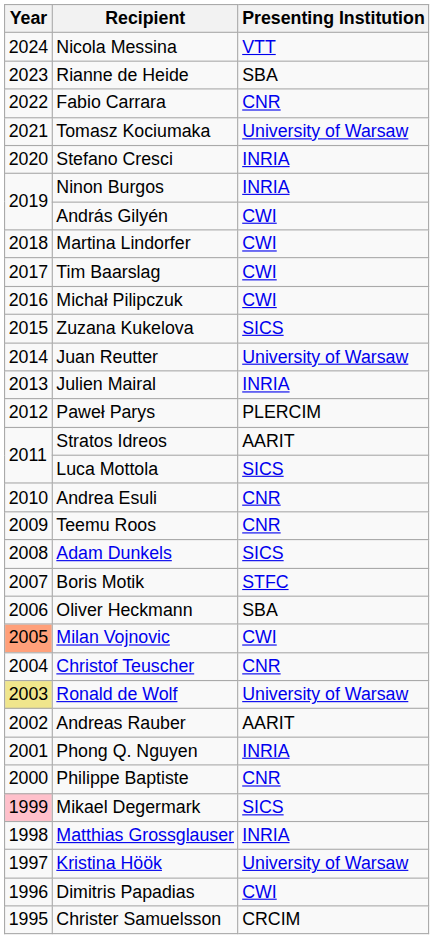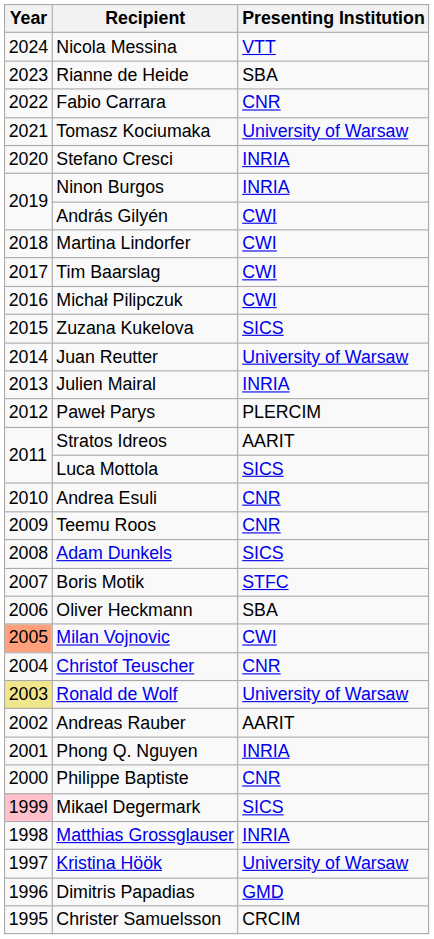(259, 891) CWI -> (263, 891) GMD
